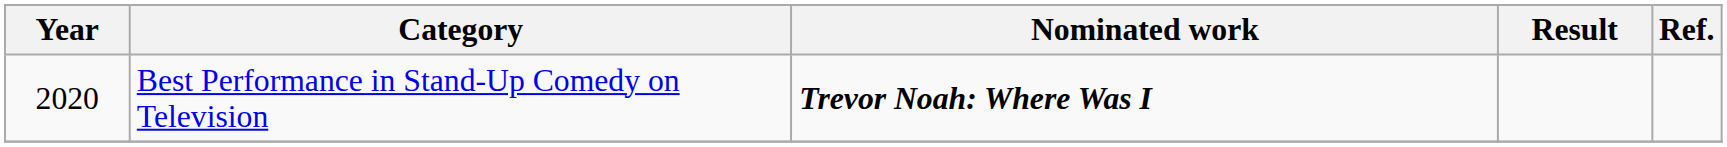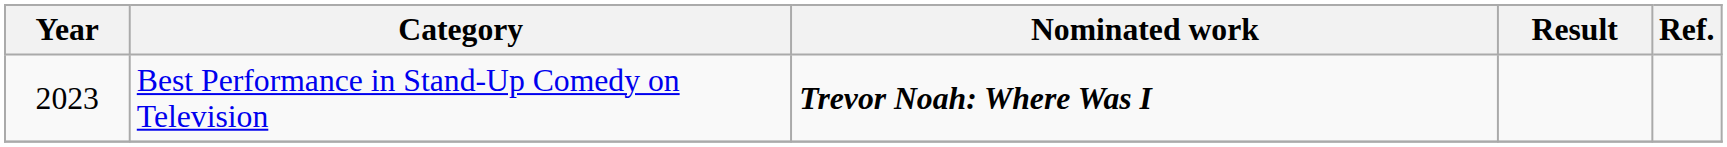(67, 97) 2020 -> (67, 97) 2023
